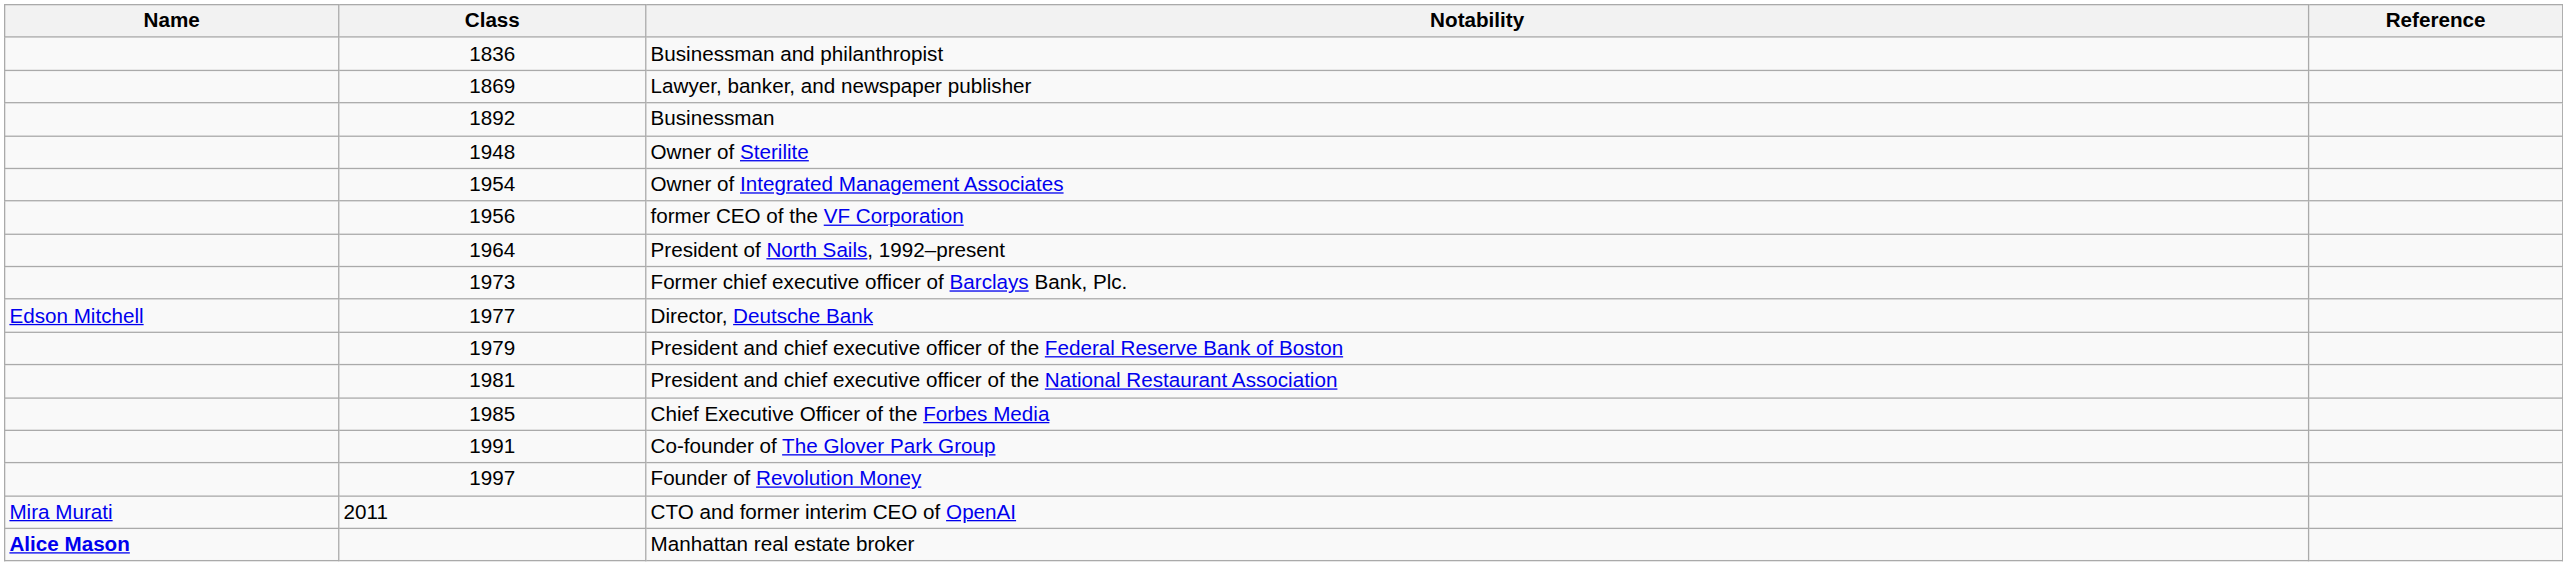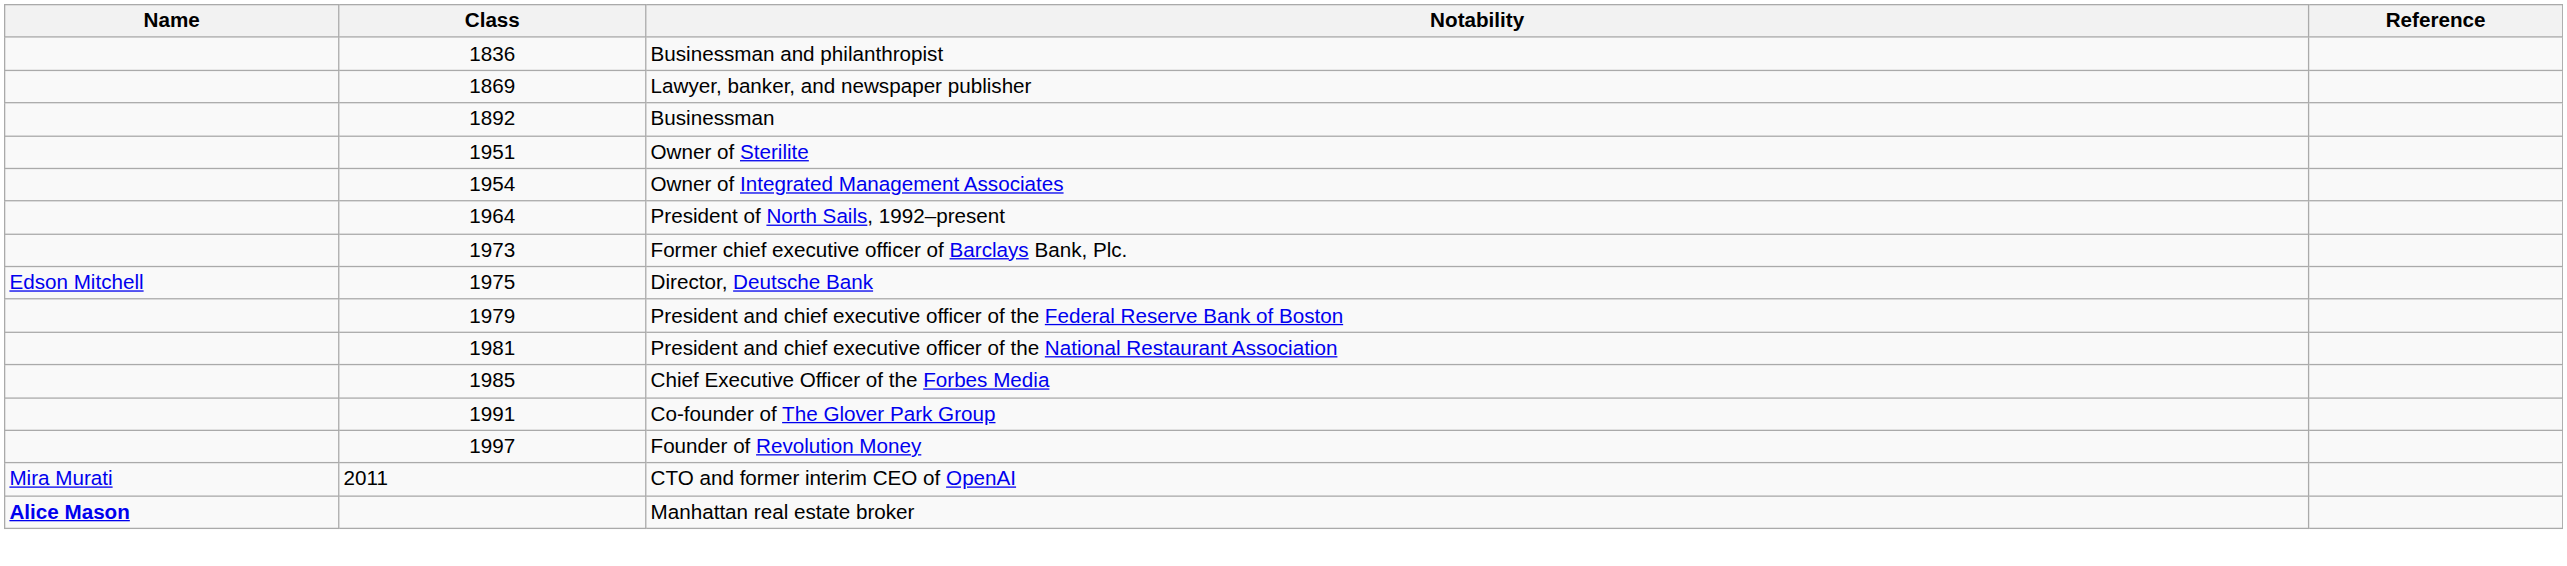(492, 151) 1948 -> (492, 151) 1951
- row: (807, 217)
(492, 315) 1977 -> (492, 282) 1975
